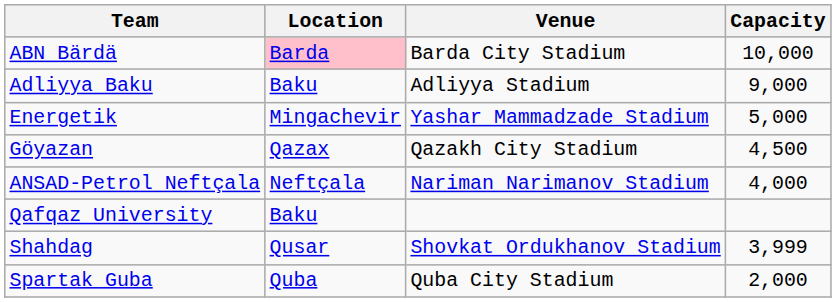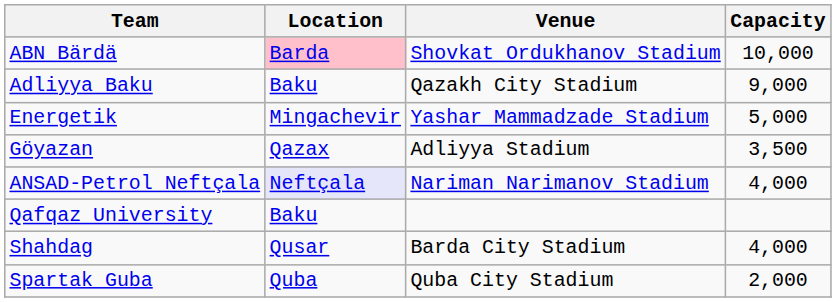(518, 53) Barda City Stadium -> (566, 53) Shovkat Ordukhanov Stadium
(500, 86) Adliyya Stadium -> (524, 86) Qazakh City Stadium
(524, 151) Qazakh City Stadium -> (500, 151) Adliyya Stadium
(778, 151) 4,500 -> (778, 151) 3,500
(317, 183) no background -> (317, 183) lavender background
(566, 248) Shovkat Ordukhanov Stadium -> (518, 248) Barda City Stadium
(778, 248) 3,999 -> (778, 248) 4,000
